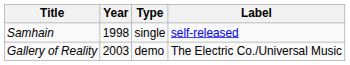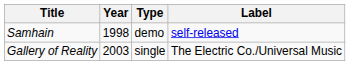(150, 32) single -> (149, 32) demo
(149, 51) demo -> (150, 51) single
